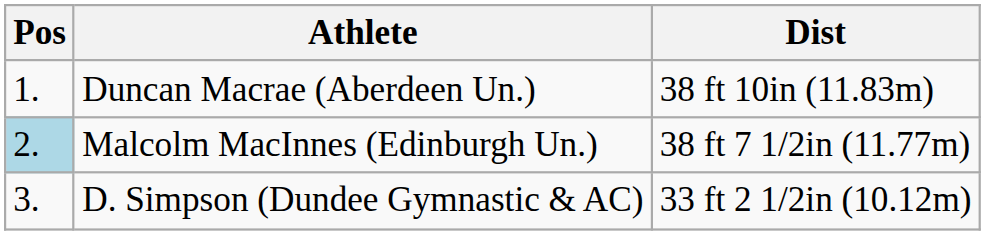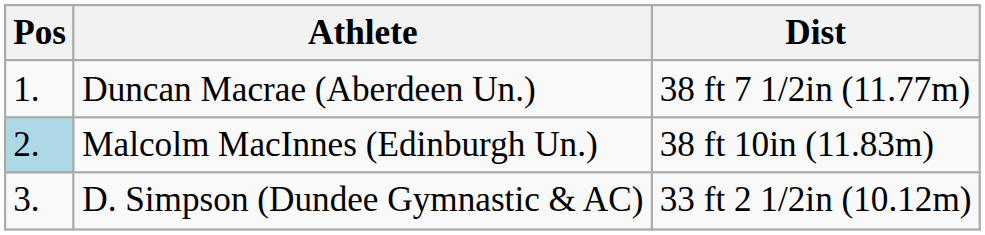(797, 88) 38 ft 10in (11.83m) -> (815, 88) 38 ft 7 1/2in (11.77m)
(815, 144) 38 ft 7 1/2in (11.77m) -> (797, 144) 38 ft 10in (11.83m)
